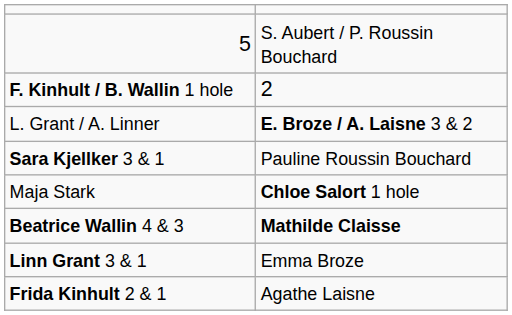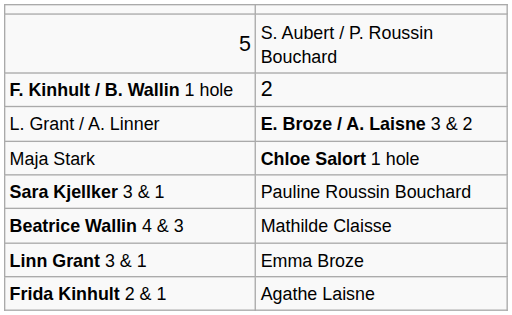rows swapped: (87, 158) <-> (52, 192)
(331, 225) bold -> (326, 226) normal
